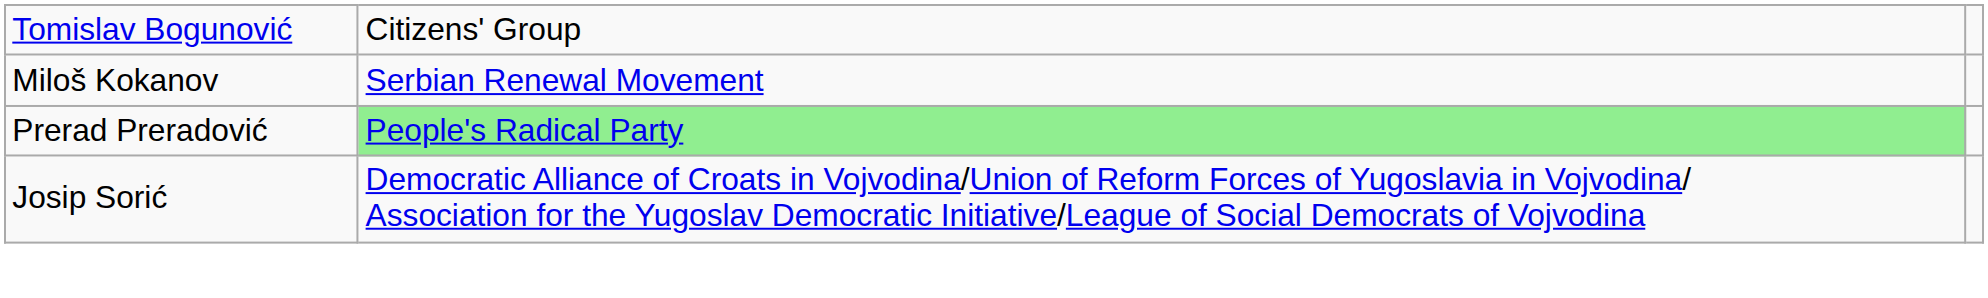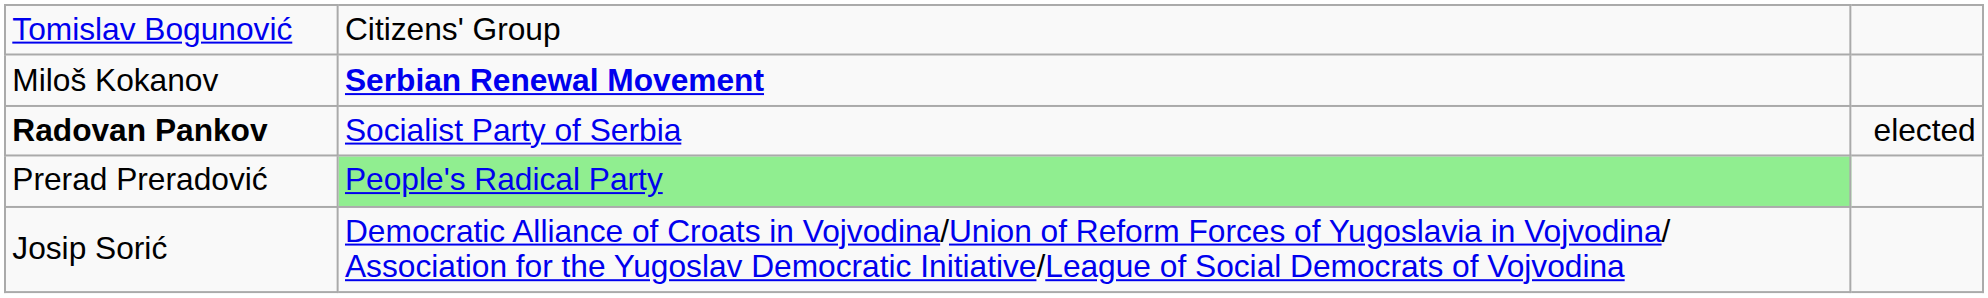(565, 79) normal -> (555, 79) bold
+ row: (140, 130)
